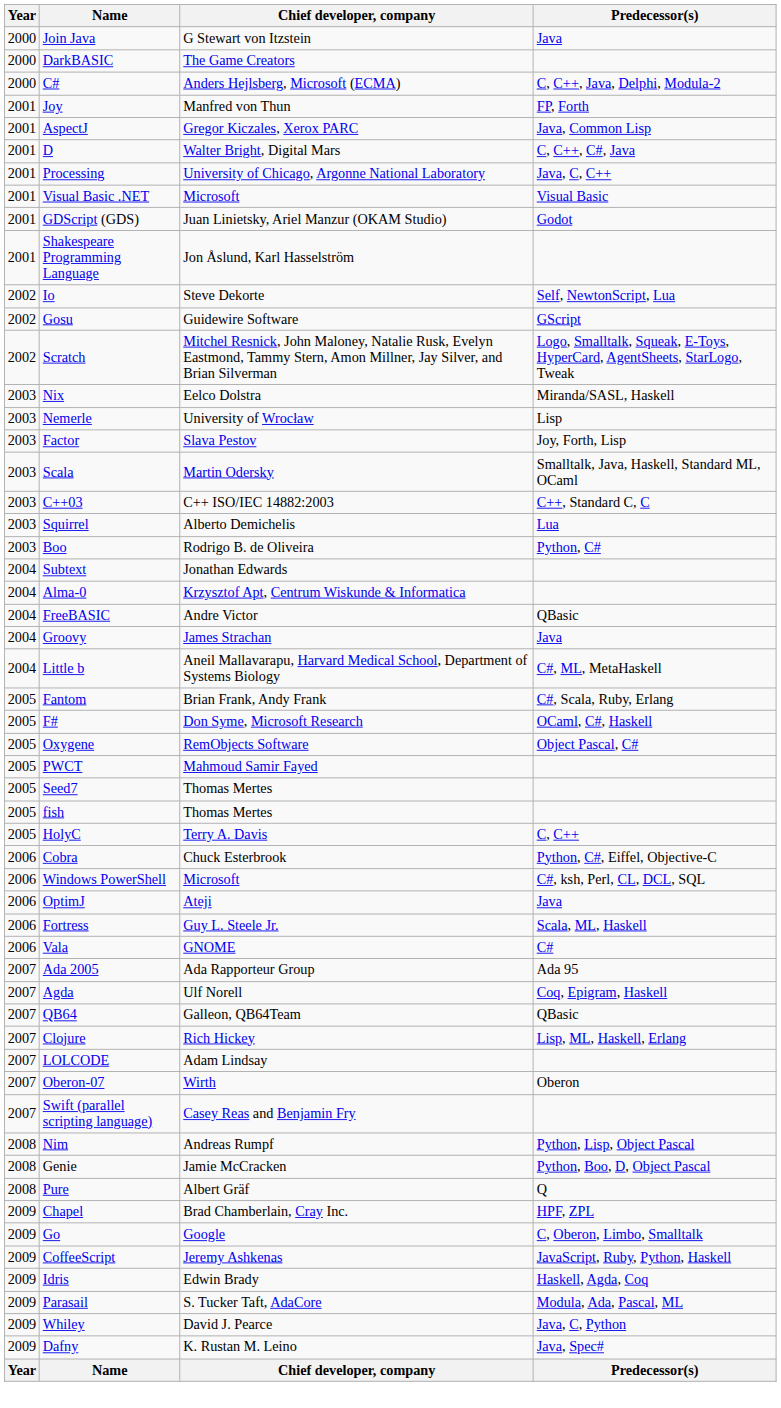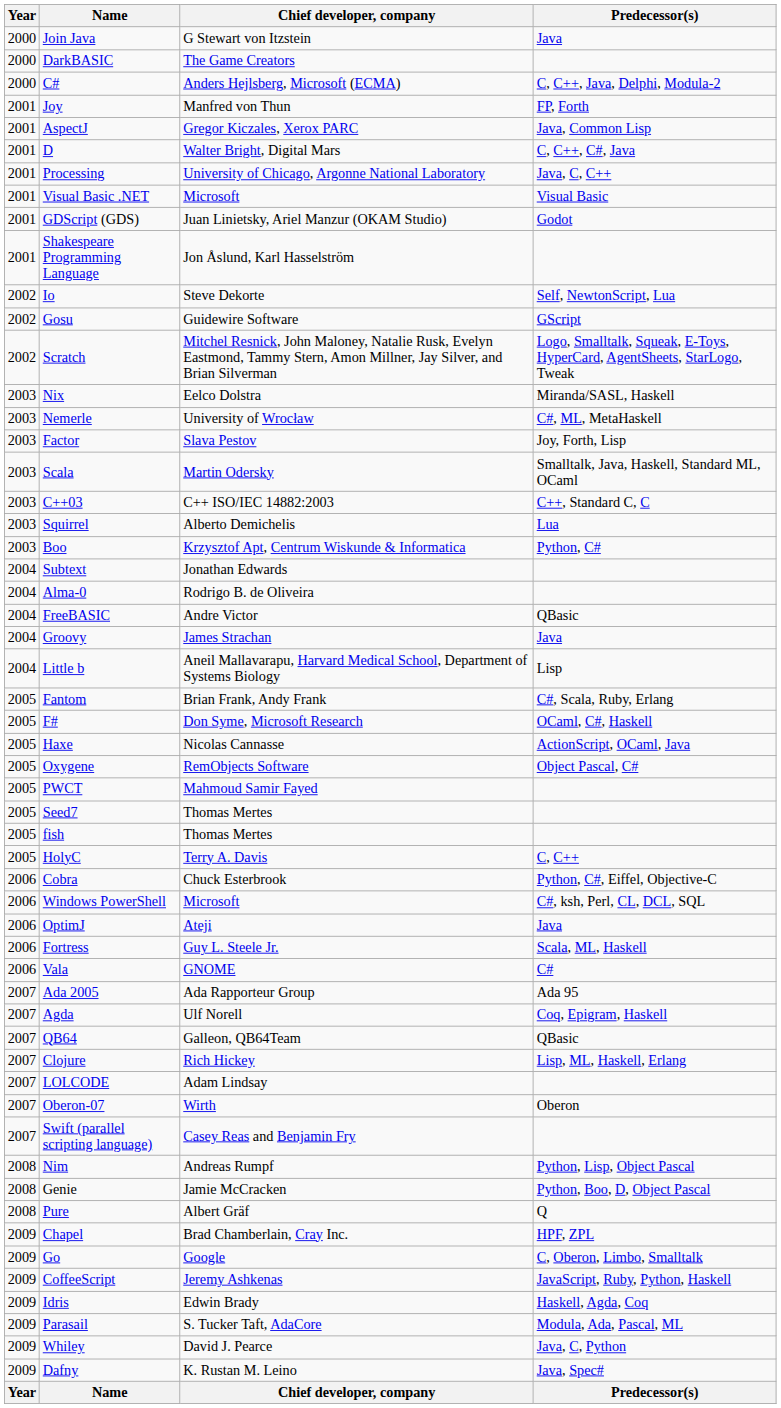(549, 418) Lisp -> (599, 418) C#, ML, MetaHaskell
(248, 547) Rodrigo B. de Oliveira -> (324, 547) Krzysztof Apt, Centrum Wiskunde & Informatica
(324, 592) Krzysztof Apt, Centrum Wiskunde & Informatica -> (248, 592) Rodrigo B. de Oliveira
(599, 668) C#, ML, MetaHaskell -> (549, 668) Lisp
+ row: (58, 744)
